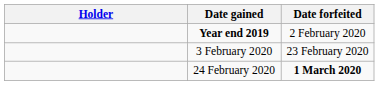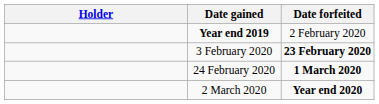(327, 52) normal -> (328, 52) bold
+ row: (234, 90)
